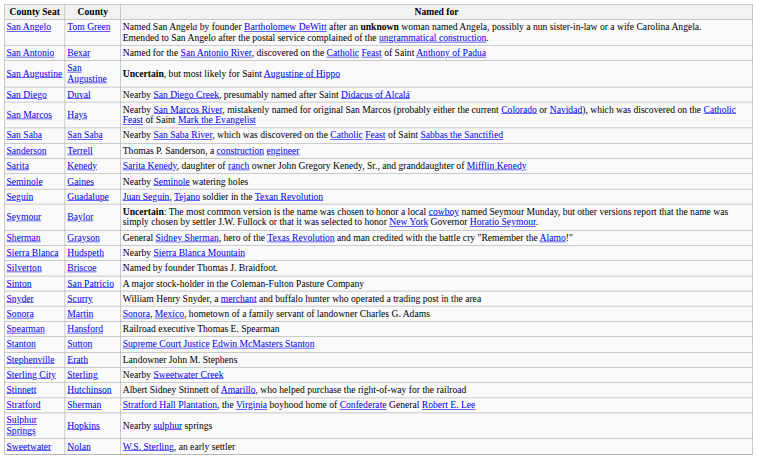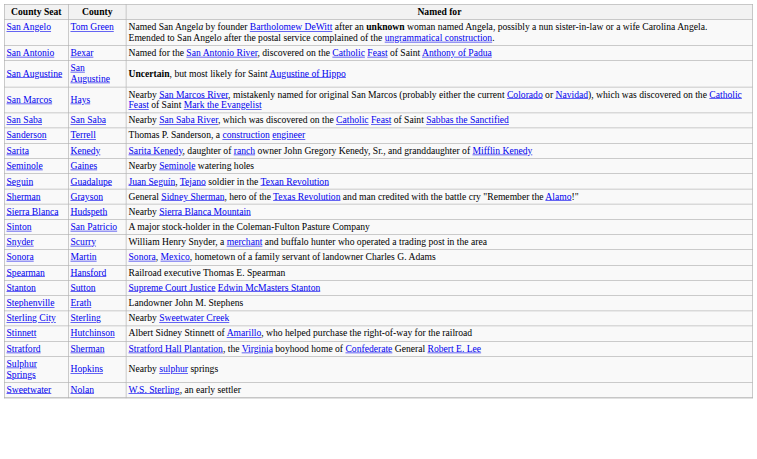- row: (27, 94)
- row: (24, 217)
- row: (24, 268)
